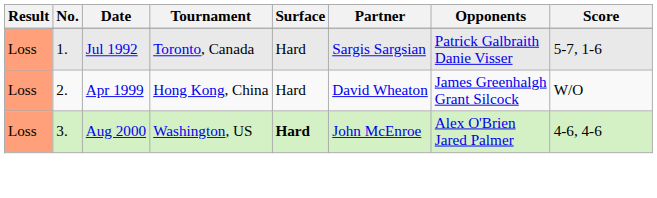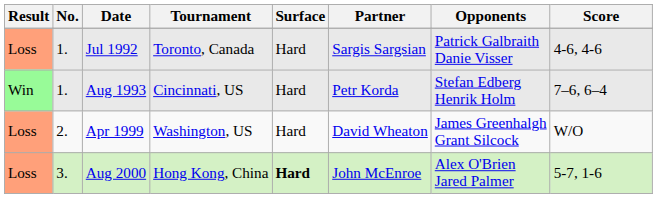(578, 49) 5-7, 1-6 -> (578, 49) 4-6, 4-6
+ row: (116, 90)
(211, 90) Hong Kong, China -> (203, 131) Washington, US
(203, 131) Washington, US -> (211, 172) Hong Kong, China
(578, 131) 4-6, 4-6 -> (578, 172) 5-7, 1-6
